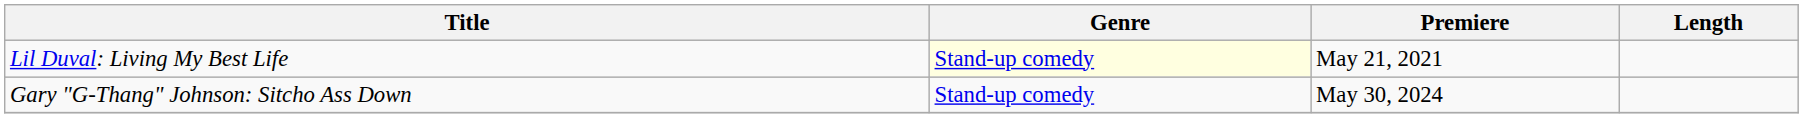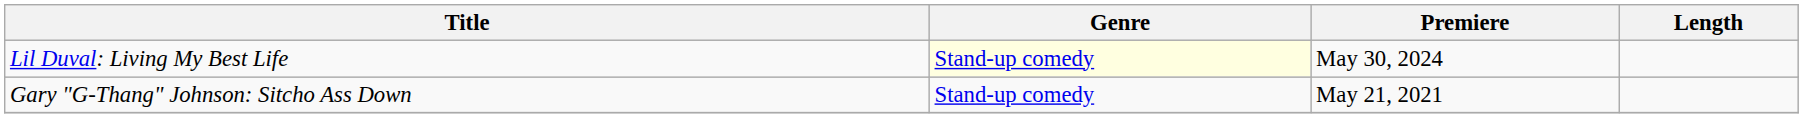(1380, 58) May 21, 2021 -> (1380, 58) May 30, 2024
(1380, 94) May 30, 2024 -> (1380, 94) May 21, 2021
